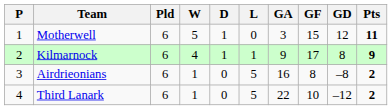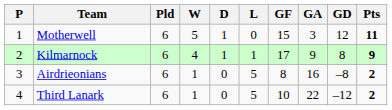columns swapped: (313, 14) <-> (283, 14)
